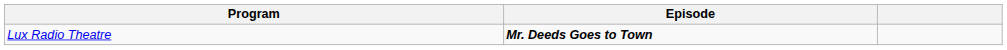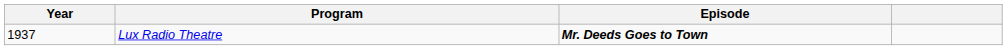+ column: (60, 14)
